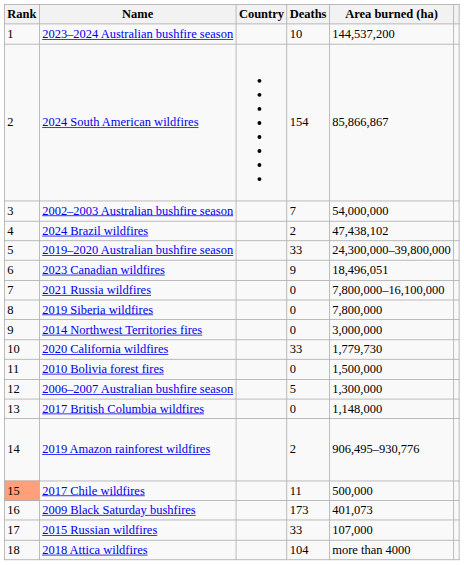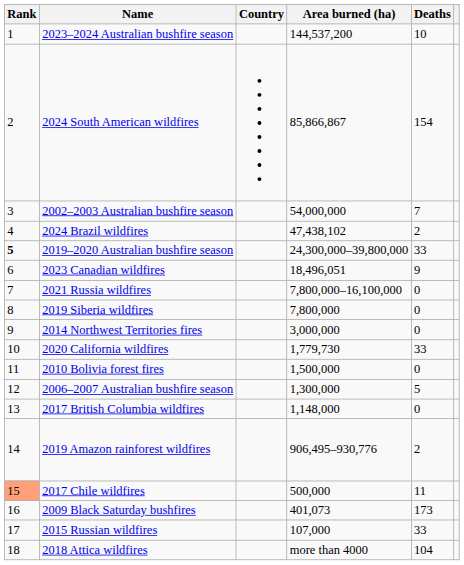columns swapped: (391, 14) <-> (308, 14)
(10, 250) normal -> (10, 250) bold
